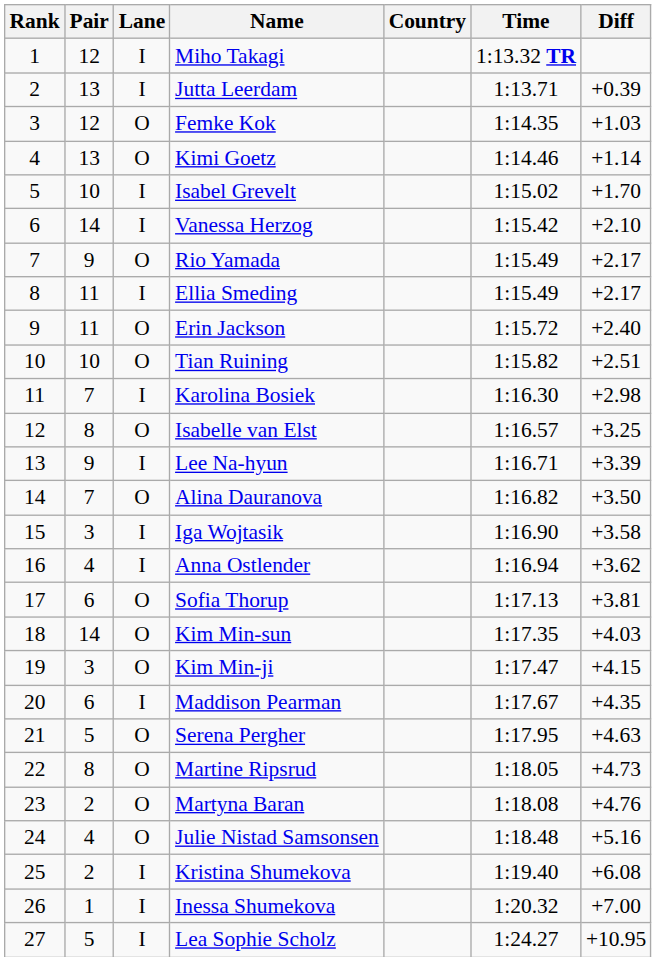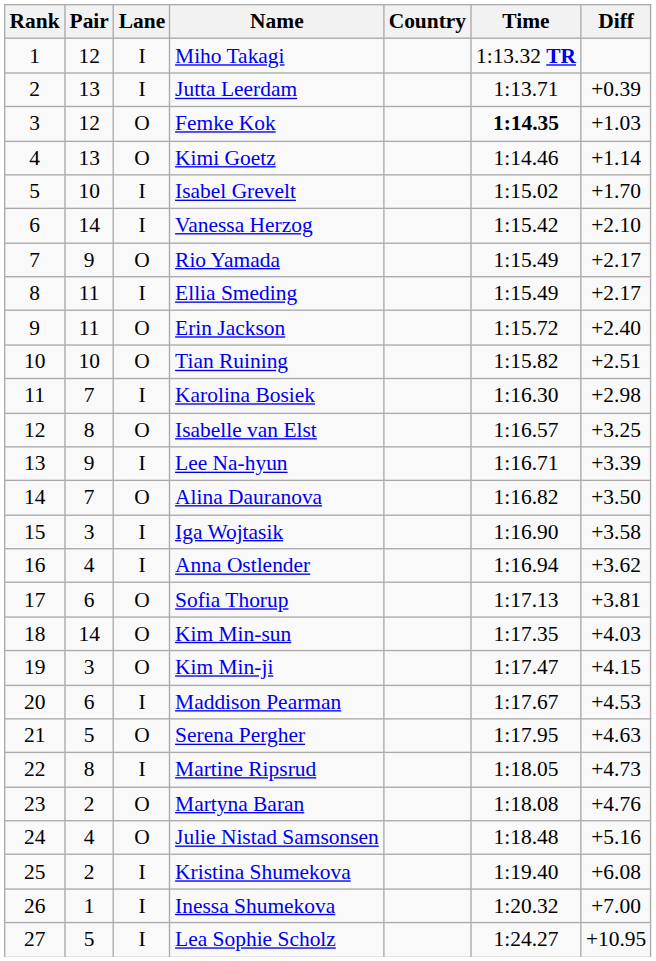(526, 123) normal -> (526, 123) bold
(616, 701) +4.35 -> (616, 701) +4.53
(142, 769) O -> (142, 769) I
